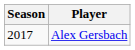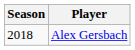(20, 34) 2017 -> (20, 34) 2018
